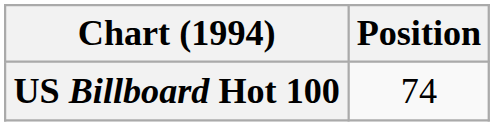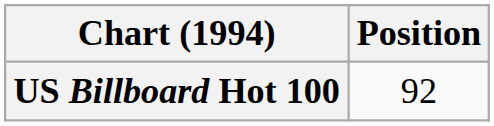(419, 90) 74 -> (419, 90) 92
